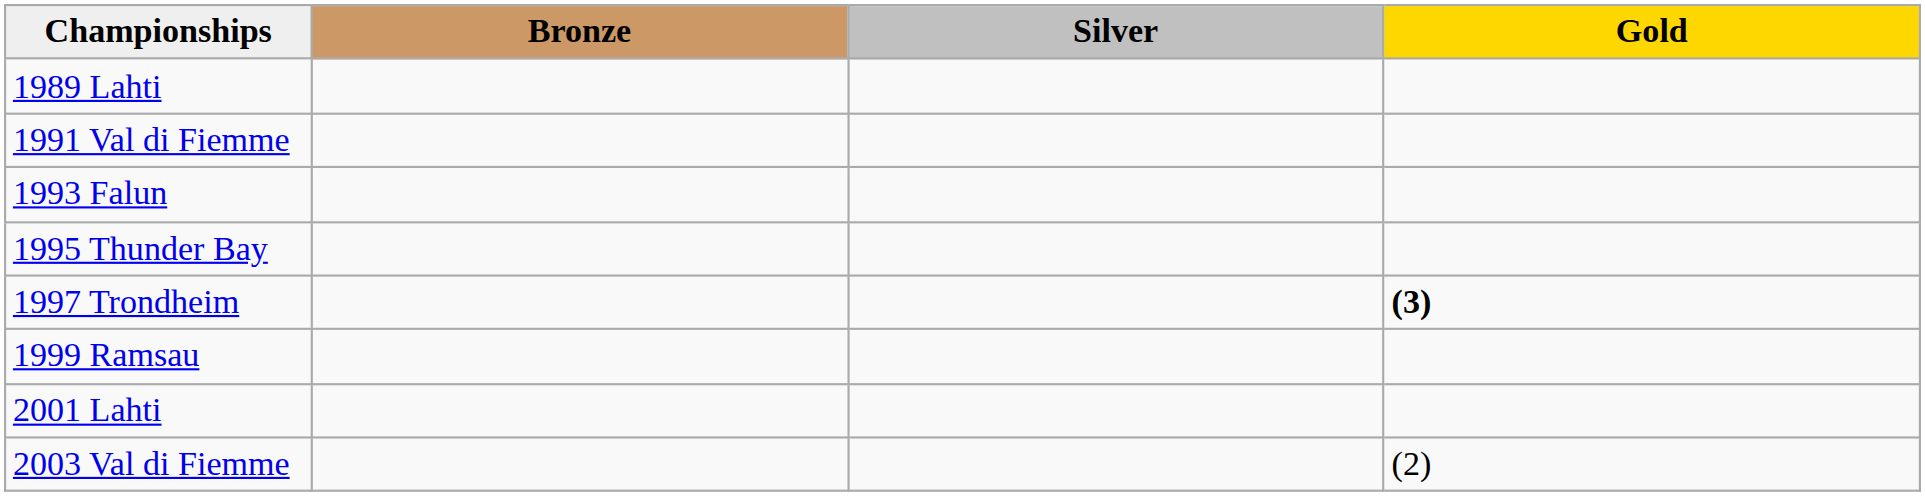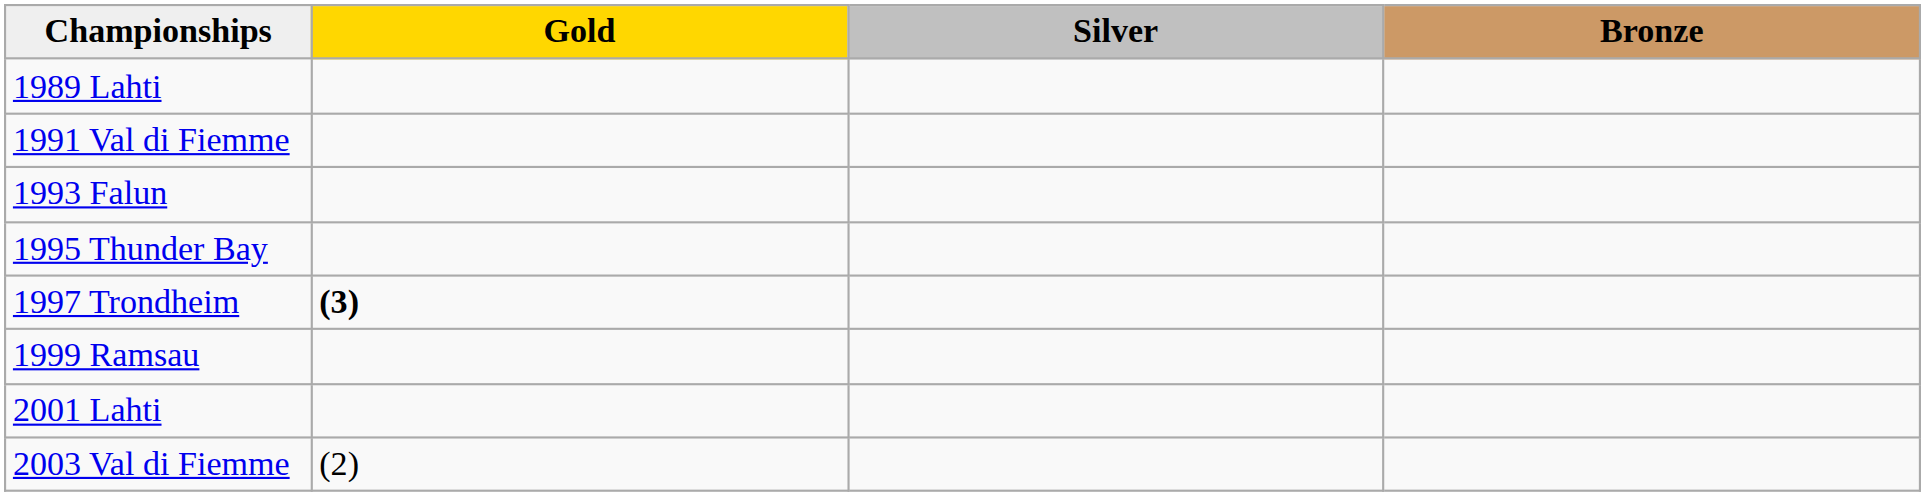columns swapped: (1652, 31) <-> (579, 31)
